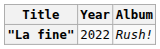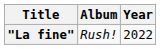columns swapped: (95, 15) <-> (134, 15)
